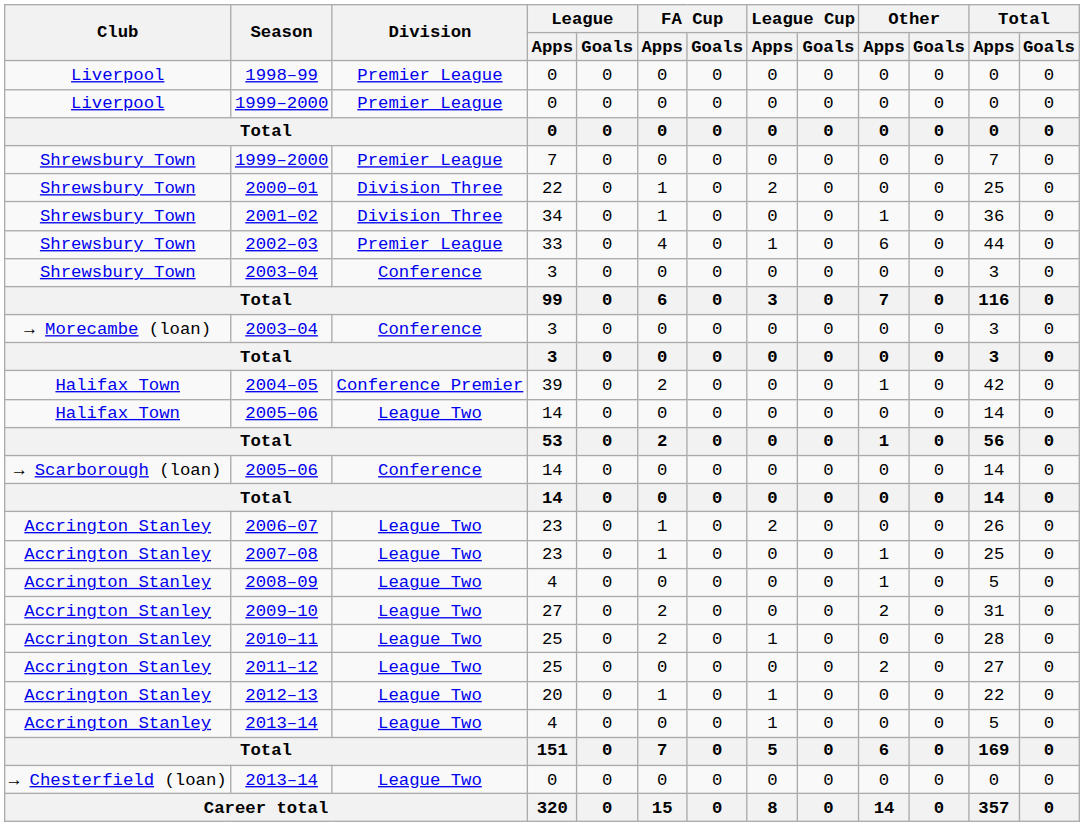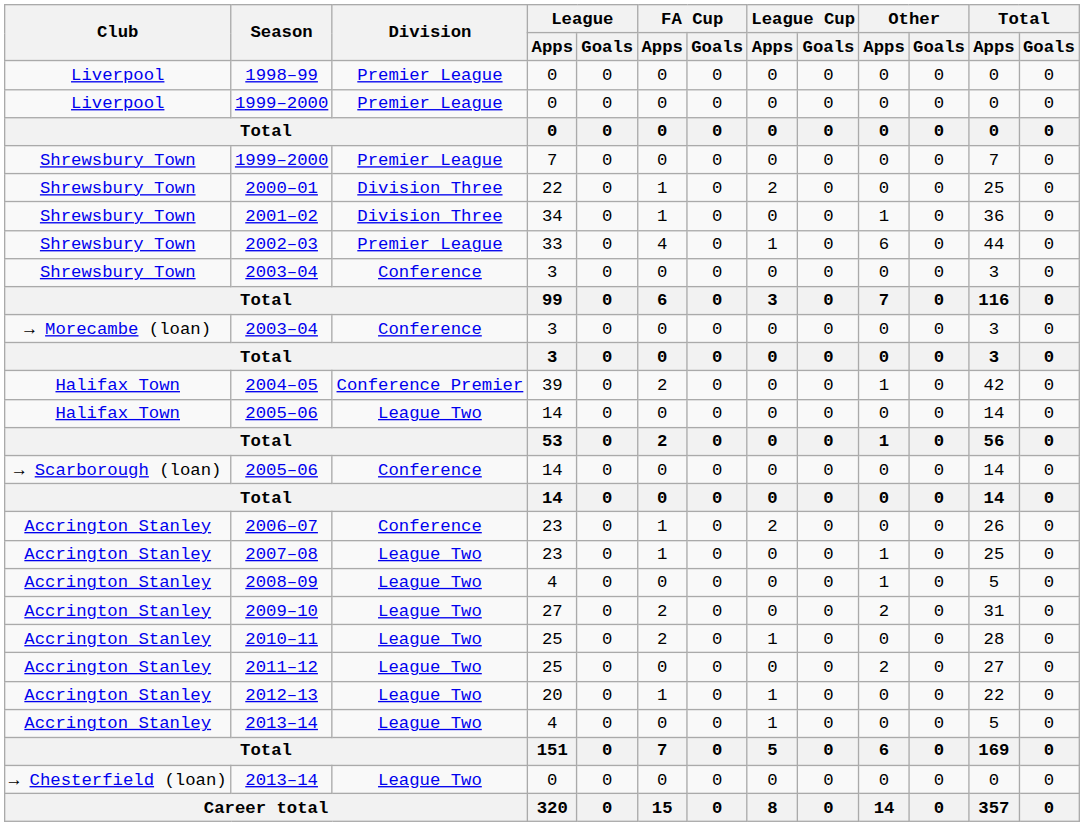(430, 526) League Two -> (430, 526) Conference
